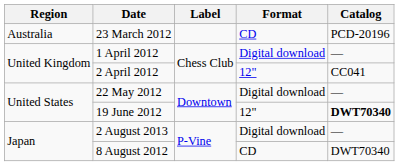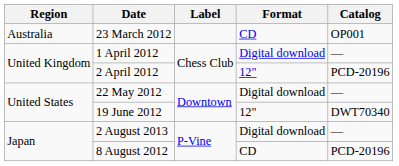(360, 33) PCD-20196 -> (348, 33) OP001
(348, 72) CC041 -> (360, 72) PCD-20196
(361, 111) bold -> (360, 111) normal
(360, 151) DWT70340 -> (360, 151) PCD-20196
